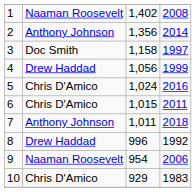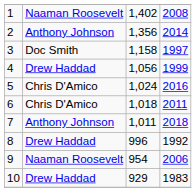(143, 104) 1,015 -> (143, 104) 1,018
(61, 178) Chris D'Amico -> (60, 178) Drew Haddad
